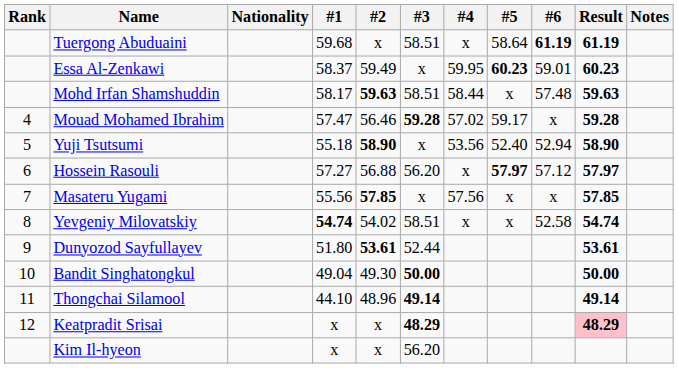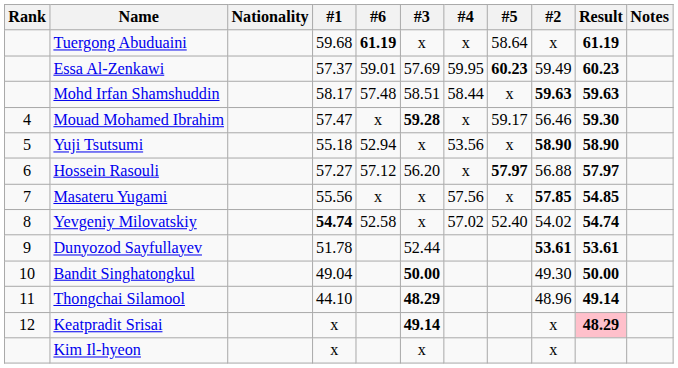columns swapped: (378, 17) <-> (553, 17)
(422, 42) 58.51 -> (422, 42) x
(334, 68) 58.37 -> (334, 68) 57.37
(422, 68) x -> (422, 68) 57.69
(466, 119) 57.02 -> (466, 119) x
(601, 119) 59.28 -> (601, 119) 59.30
(509, 145) 52.40 -> (509, 145) x
(601, 196) 57.85 -> (601, 196) 54.85
(422, 222) 58.51 -> (422, 222) x
(466, 222) x -> (466, 222) 57.02
(509, 222) x -> (509, 222) 52.40
(334, 247) 51.80 -> (334, 247) 51.78
(422, 299) 49.14 -> (422, 299) 48.29
(422, 324) 48.29 -> (422, 324) 49.14
(422, 350) 56.20 -> (422, 350) x
